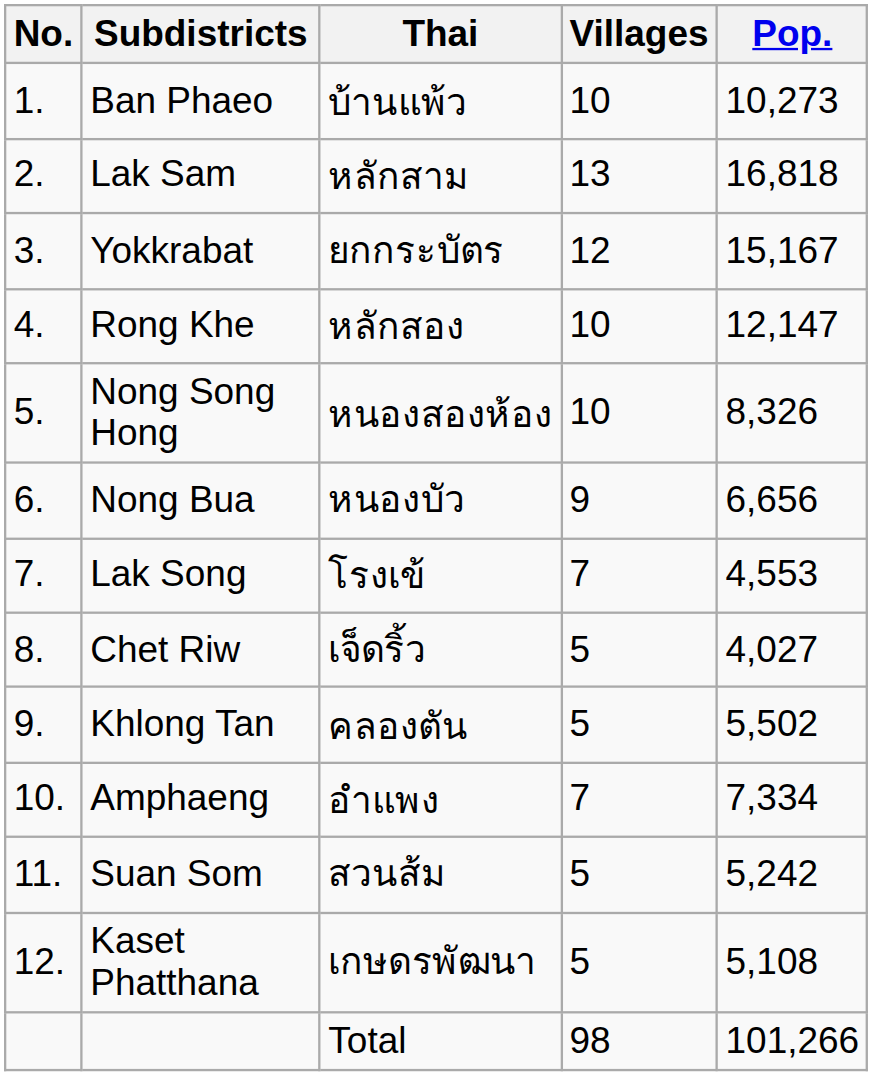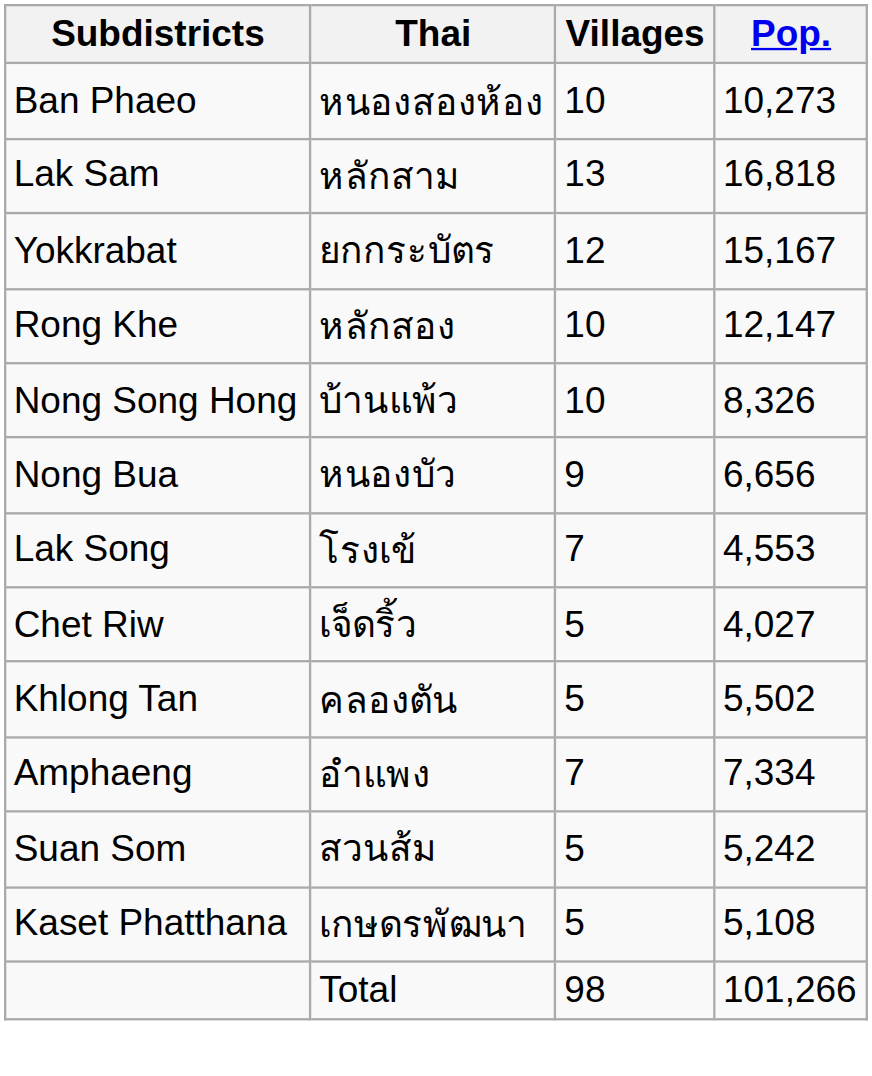- column: (43, 33)
(398, 101) บ้านแพ้ว -> (431, 101) หนองสองห้อง
(440, 413) หนองสองห้อง -> (389, 400) บ้านแพ้ว
